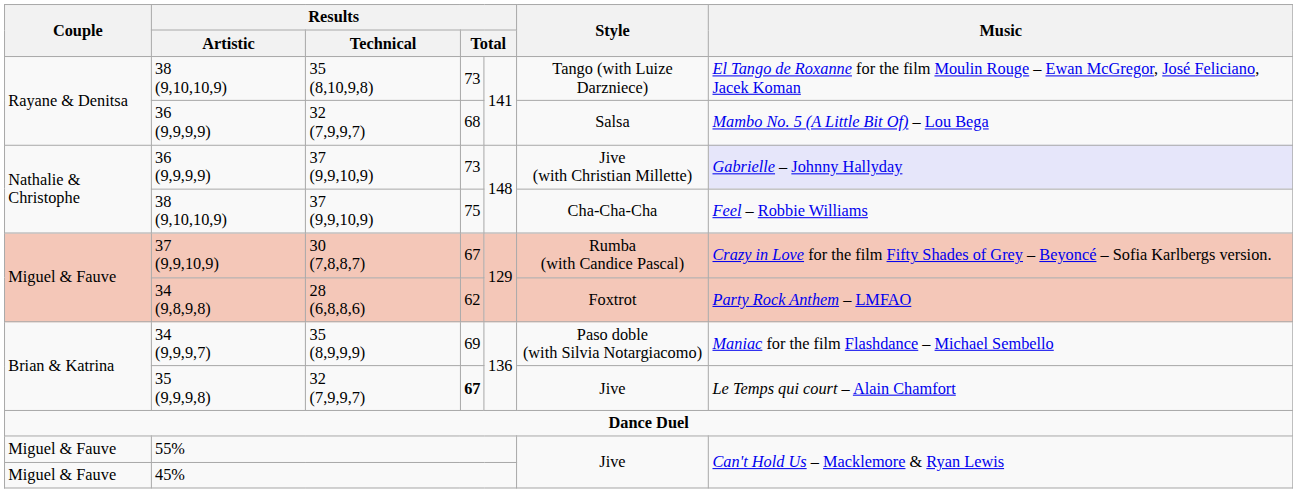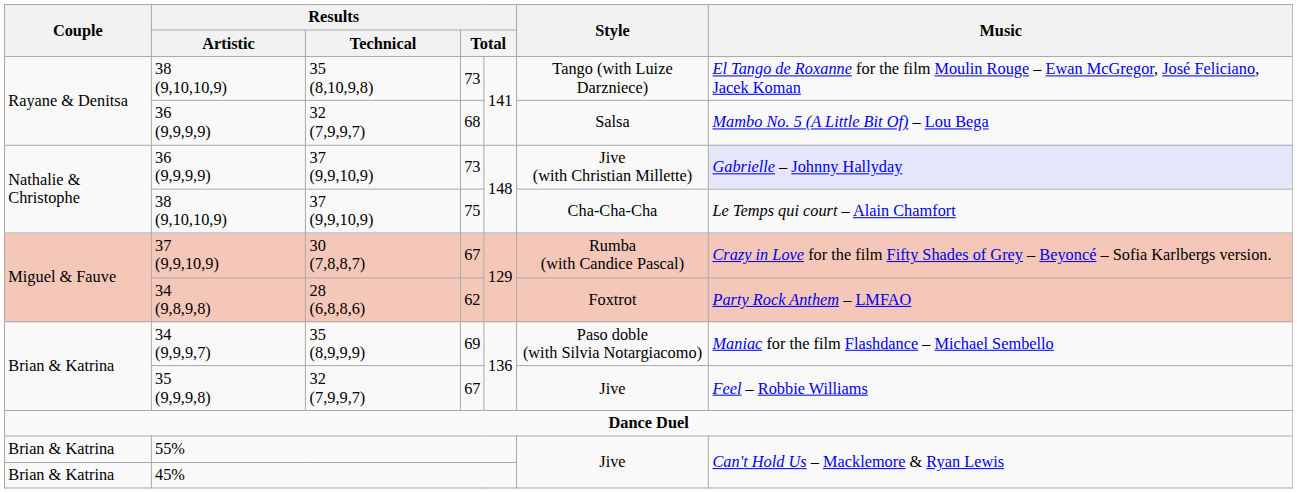(790, 211) Feel – Robbie Williams -> (834, 211) Le Temps qui court – Alain Chamfort
(472, 388) bold -> (472, 388) normal
(834, 388) Le Temps qui court – Alain Chamfort -> (790, 388) Feel – Robbie Williams
(62, 449) Miguel & Fauve -> (61, 449) Brian & Katrina
(62, 474) Miguel & Fauve -> (61, 474) Brian & Katrina
